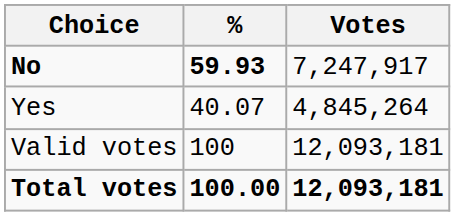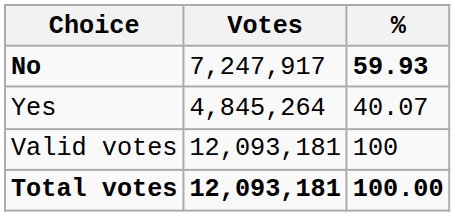columns swapped: (368, 26) <-> (235, 26)
